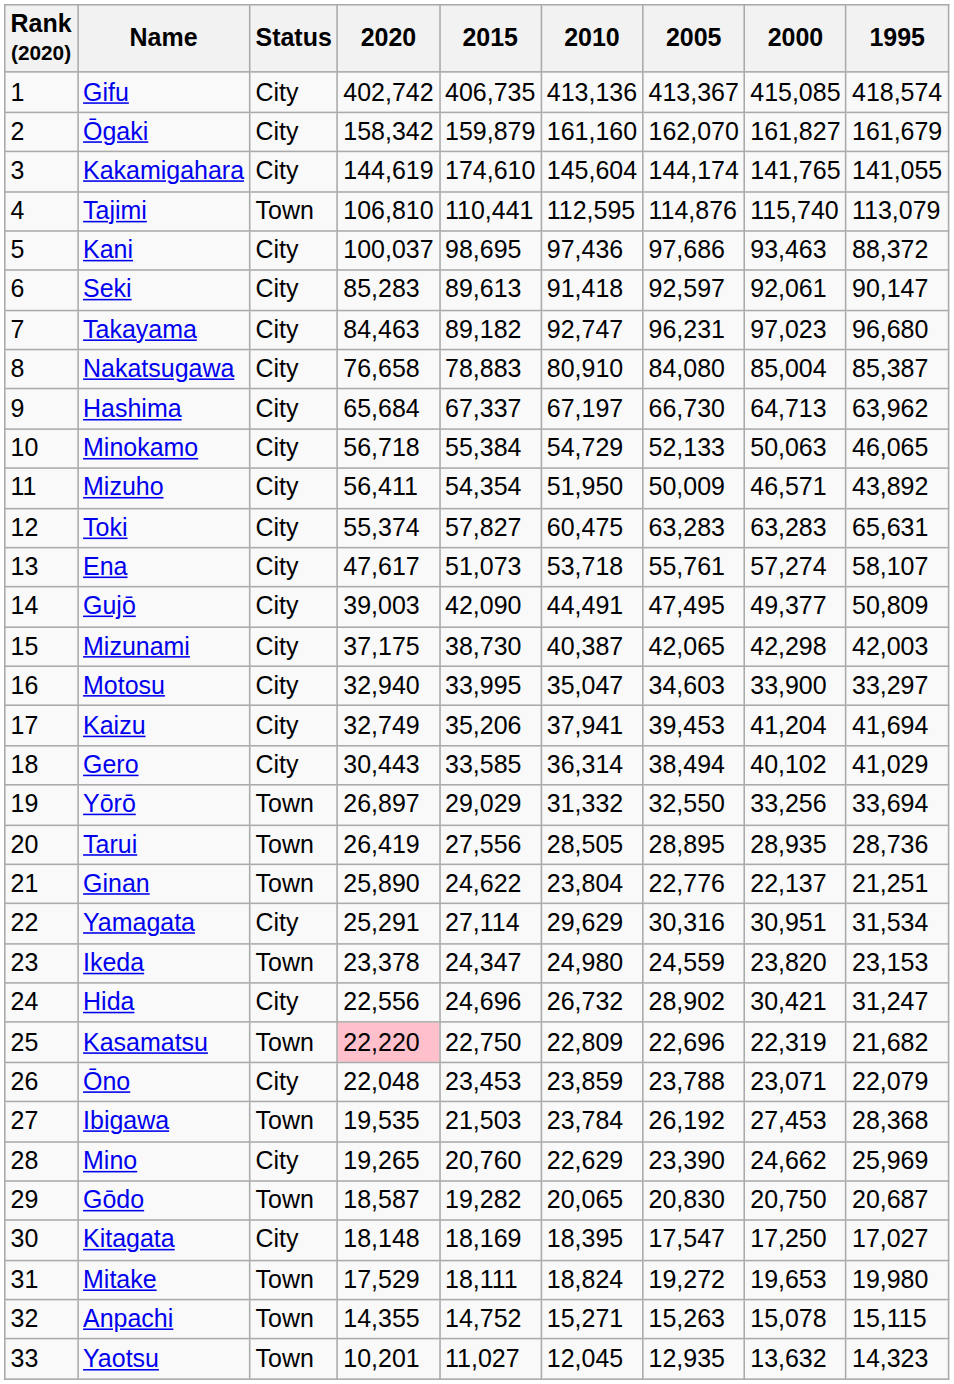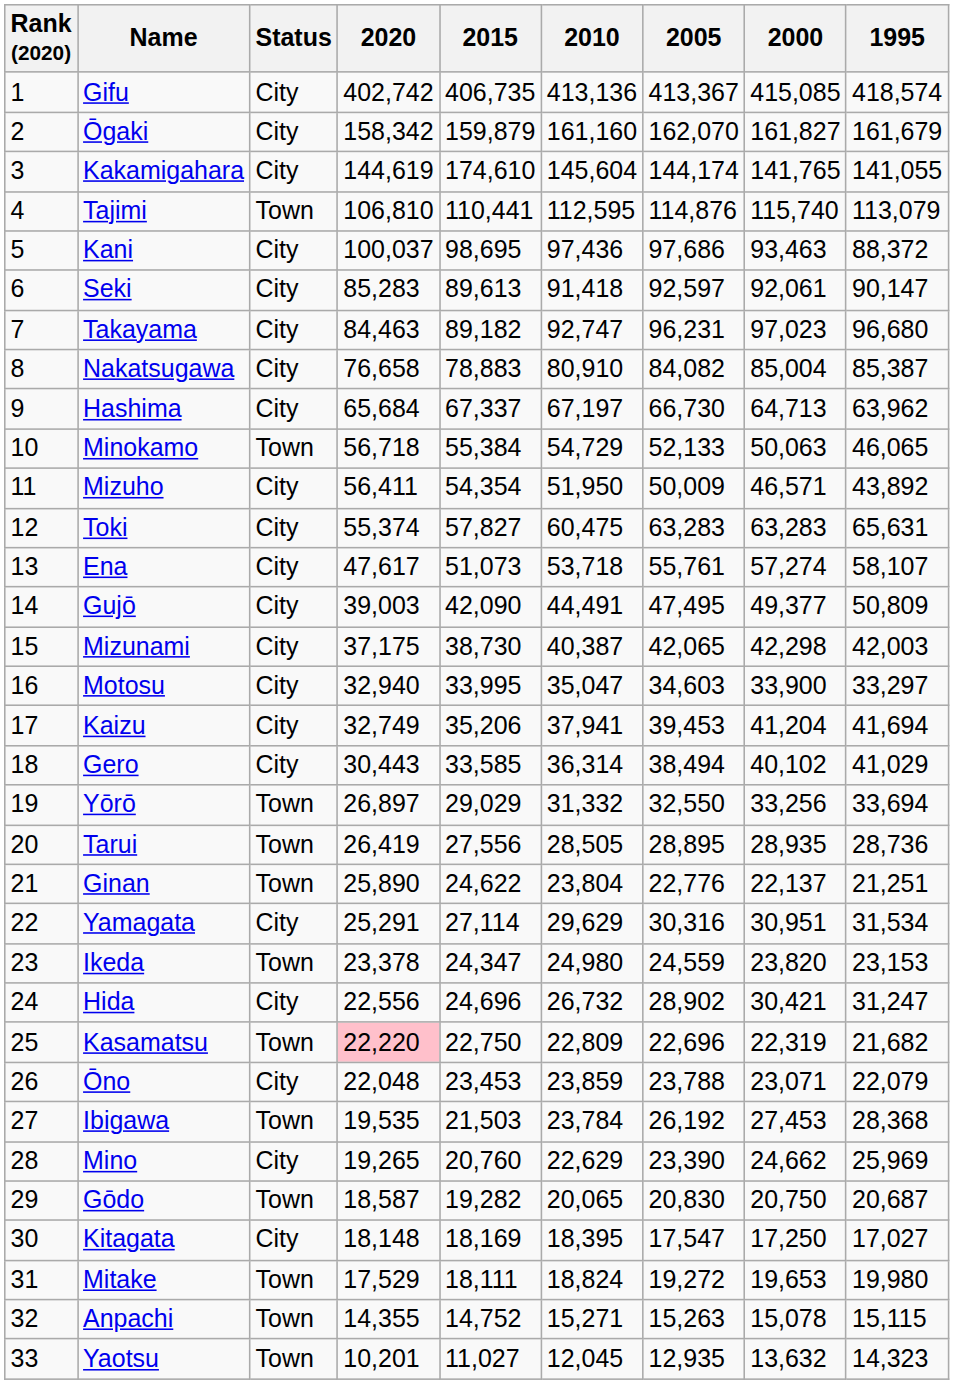(687, 369) 84,080 -> (687, 369) 84,082
(277, 448) City -> (285, 448) Town
